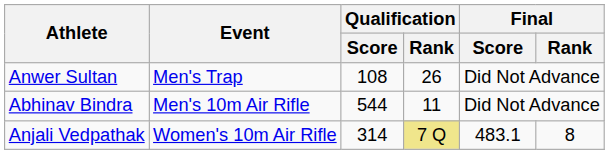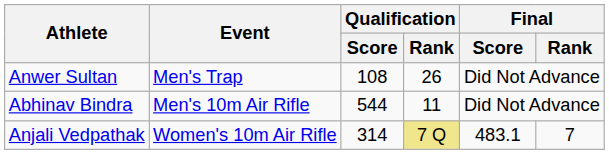(570, 134) 8 -> (570, 134) 7
